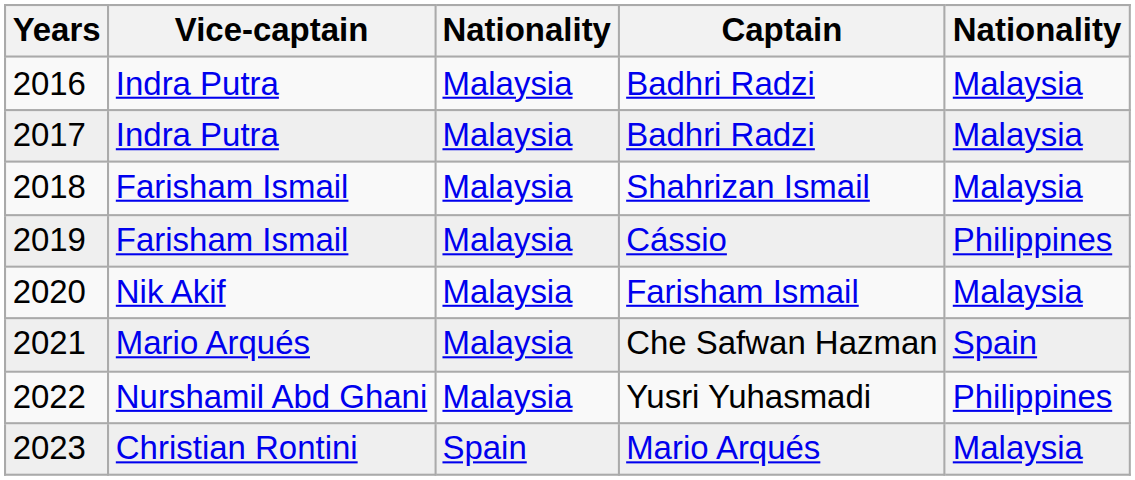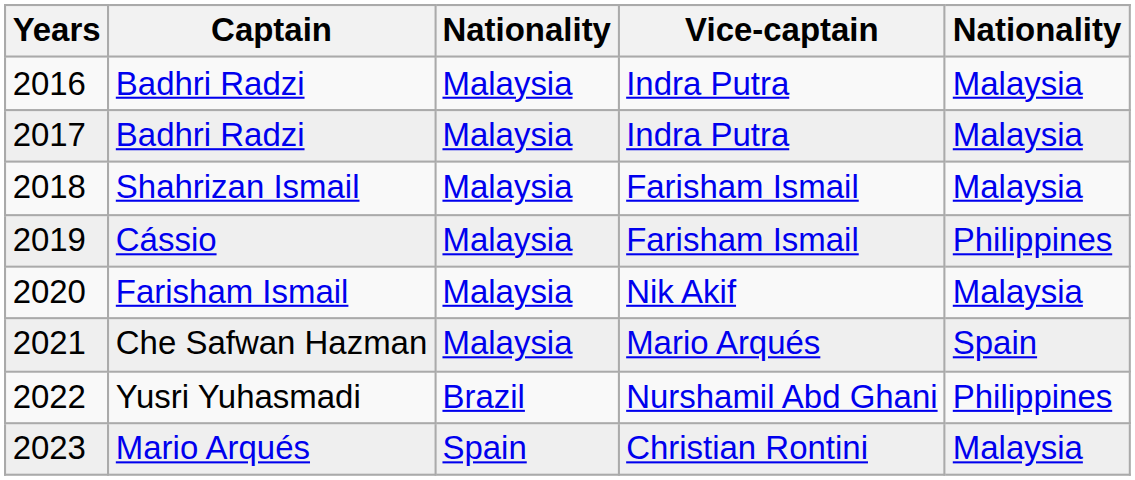columns swapped: (782, 30) <-> (272, 30)
(507, 396) Malaysia -> (484, 396) Brazil
